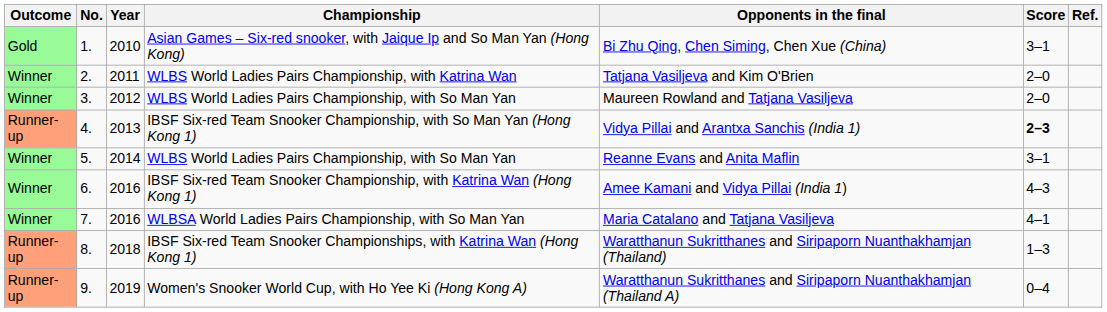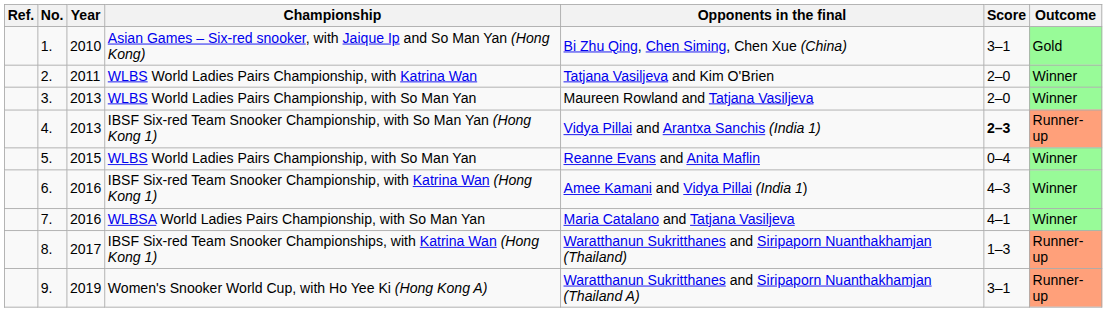columns swapped: (41, 15) <-> (1085, 15)
(125, 98) 2012 -> (86, 98) 2013
(125, 158) 2014 -> (86, 158) 2015
(1038, 158) 3–1 -> (999, 158) 0–4
(125, 249) 2018 -> (86, 249) 2017
(1038, 287) 0–4 -> (999, 287) 3–1
